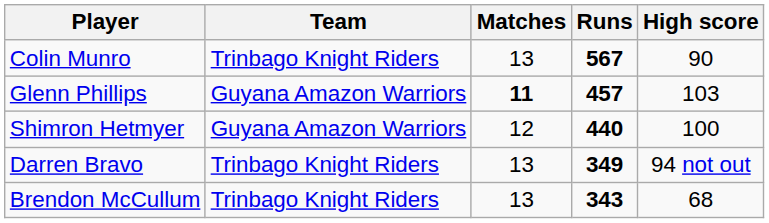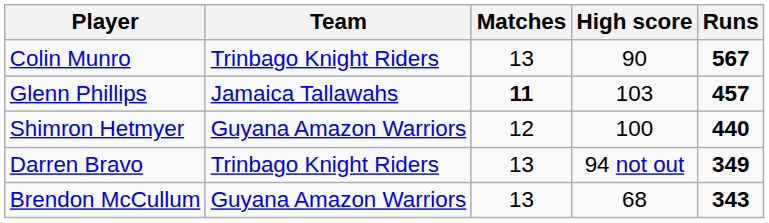columns swapped: (605, 22) <-> (701, 22)
(338, 93) Guyana Amazon Warriors -> (304, 93) Jamaica Tallawahs
(325, 199) Trinbago Knight Riders -> (338, 199) Guyana Amazon Warriors
